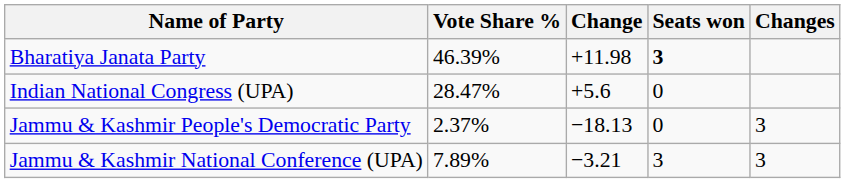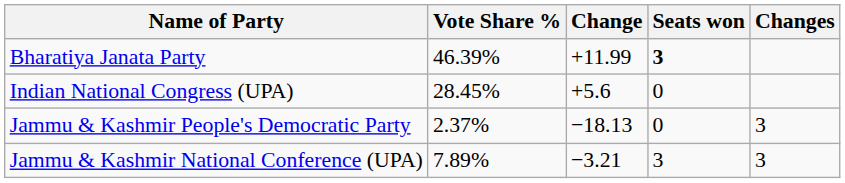(601, 56) +11.98 -> (601, 56) +11.99
(466, 90) 28.47% -> (466, 90) 28.45%
